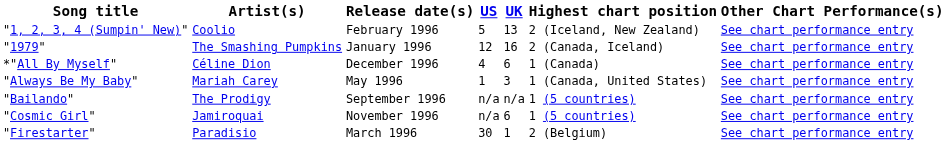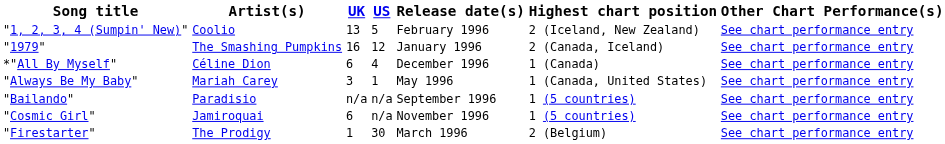columns swapped: (410, 11) <-> (514, 11)
(231, 99) The Prodigy -> (224, 99) Paradisio
(224, 133) Paradisio -> (231, 133) The Prodigy
